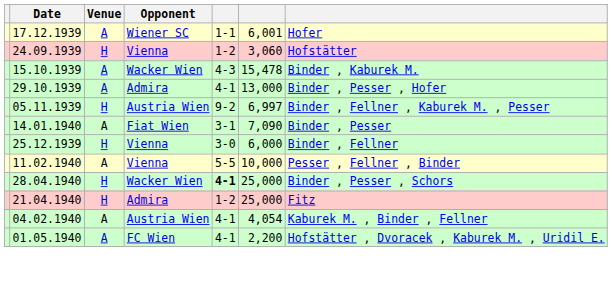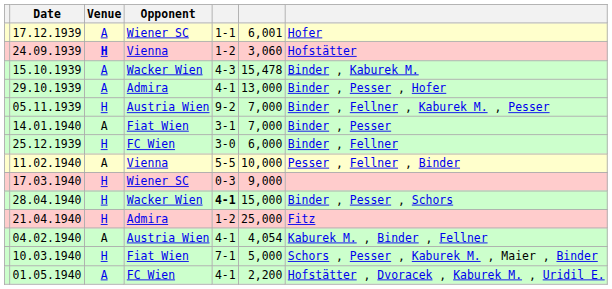(104, 51) normal -> (104, 51) bold
(265, 107) 6,997 -> (265, 107) 7,000
(265, 126) 7,090 -> (265, 126) 7,000
(147, 144) Vienna -> (151, 144) FC Wien
+ row: (47, 182)
(262, 182) 25,000 -> (262, 200) 15,000
+ row: (47, 256)
